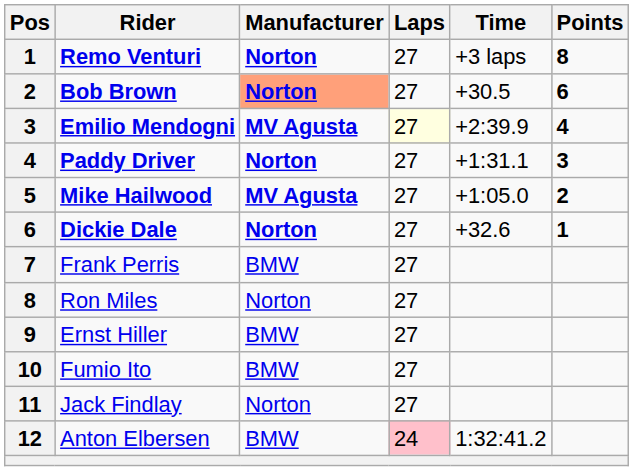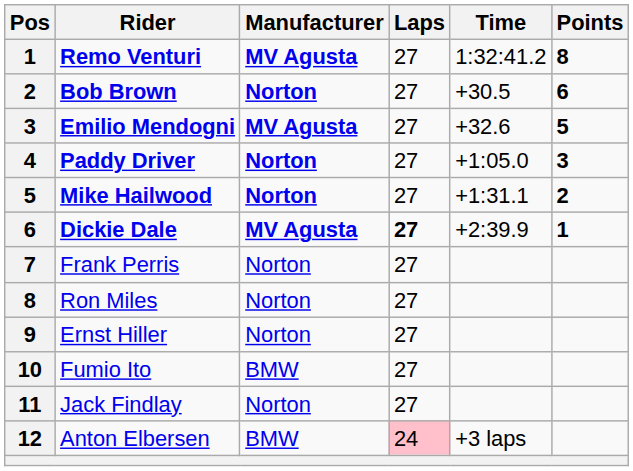(281, 57) Norton -> (301, 57) MV Agusta
(491, 57) +3 laps -> (501, 57) 1:32:41.2
(281, 92) lightsalmon background -> (281, 92) no background
(406, 126) lightyellow background -> (406, 126) no background
(492, 126) +2:39.9 -> (483, 126) +32.6
(563, 126) 4 -> (563, 126) 5
(492, 161) +1:31.1 -> (492, 161) +1:05.0
(301, 195) MV Agusta -> (281, 195) Norton
(492, 195) +1:05.0 -> (492, 195) +1:31.1
(281, 230) Norton -> (301, 230) MV Agusta
(406, 230) normal -> (406, 230) bold
(483, 230) +32.6 -> (492, 230) +2:39.9
(272, 265) BMW -> (278, 265) Norton
(272, 334) BMW -> (278, 334) Norton
(501, 438) 1:32:41.2 -> (491, 438) +3 laps
